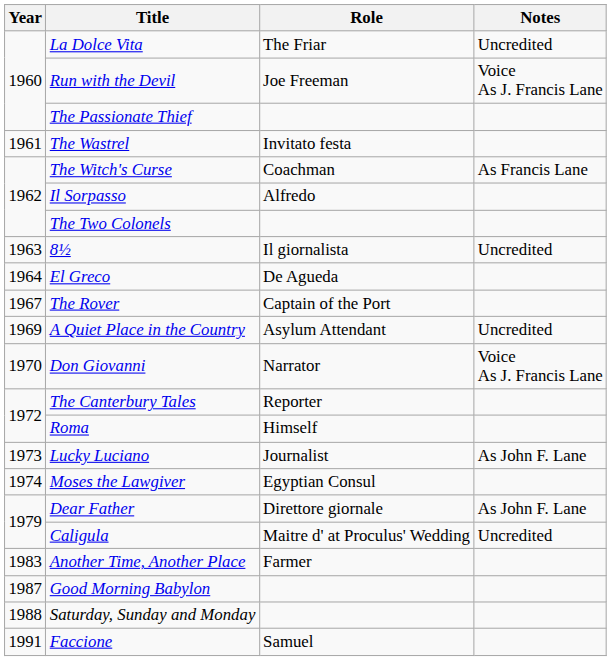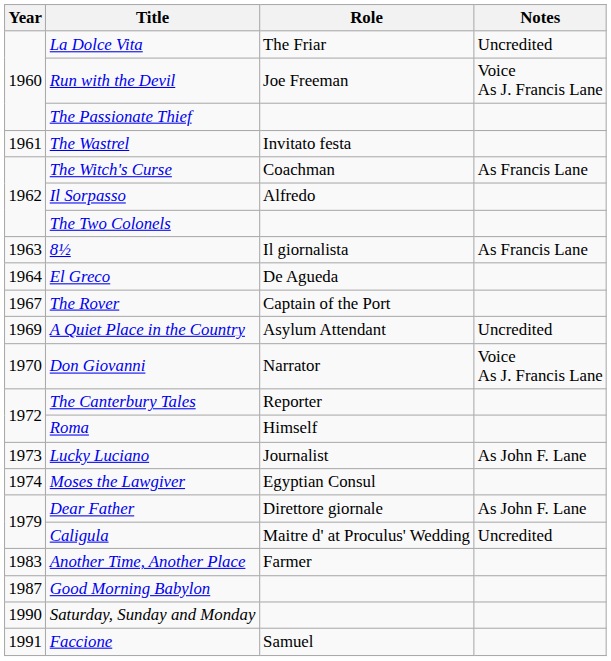(515, 249) Uncredited -> (533, 249) As Francis Lane
(25, 615) 1988 -> (25, 615) 1990
